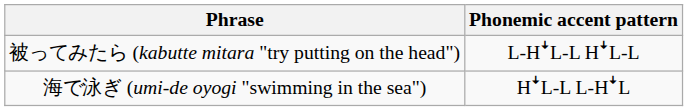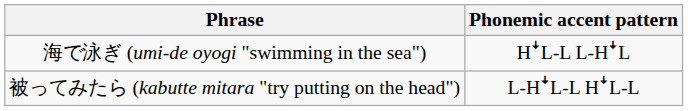rows swapped: (235, 87) <-> (235, 52)
